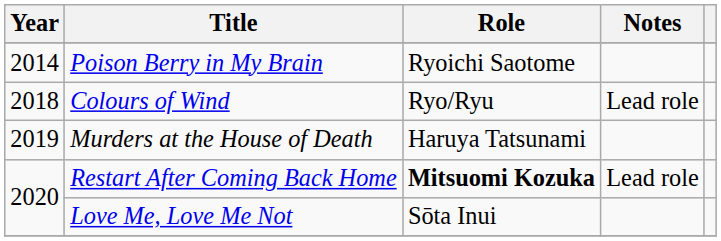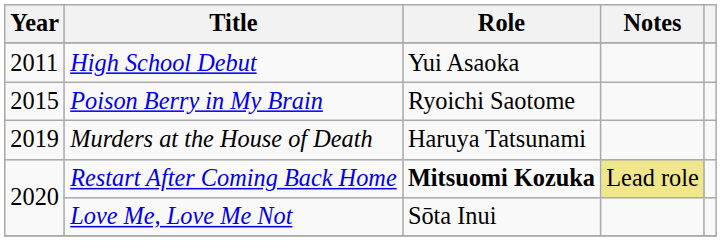+ row: (163, 62)
(35, 62) 2014 -> (35, 100) 2015
- row: (150, 100)
(653, 178) no background -> (653, 178) khaki background
